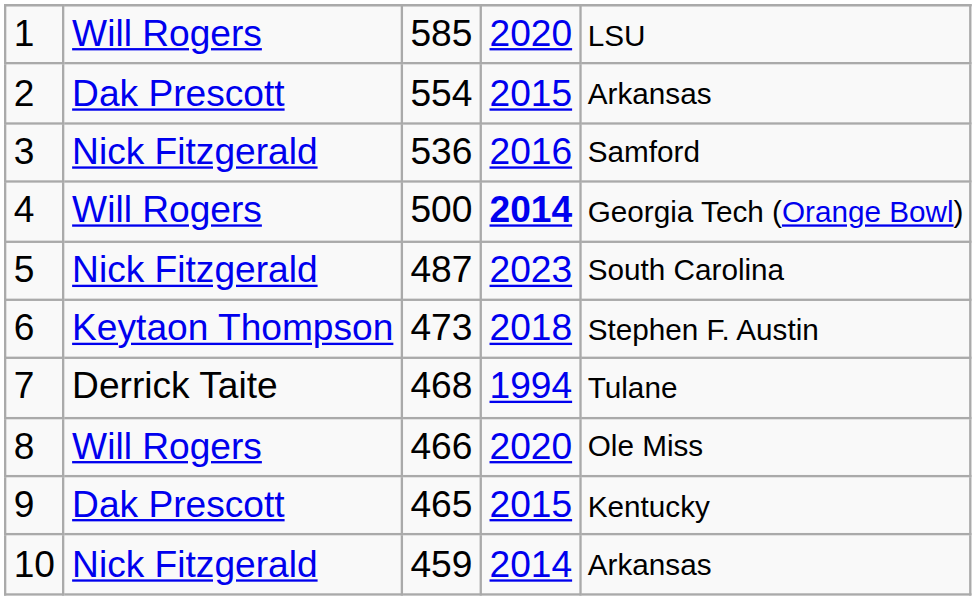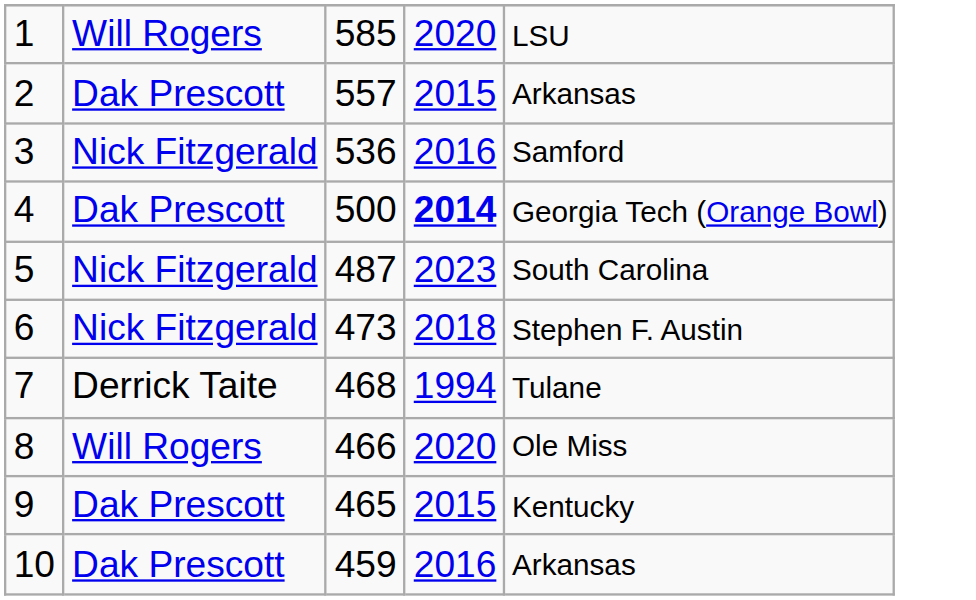(441, 92) 554 -> (366, 92) 557
(167, 210) Will Rogers -> (178, 210) Dak Prescott
(233, 328) Keytaon Thompson -> (195, 328) Nick Fitzgerald
(195, 563) Nick Fitzgerald -> (178, 563) Dak Prescott
(531, 563) 2014 -> (455, 563) 2016
